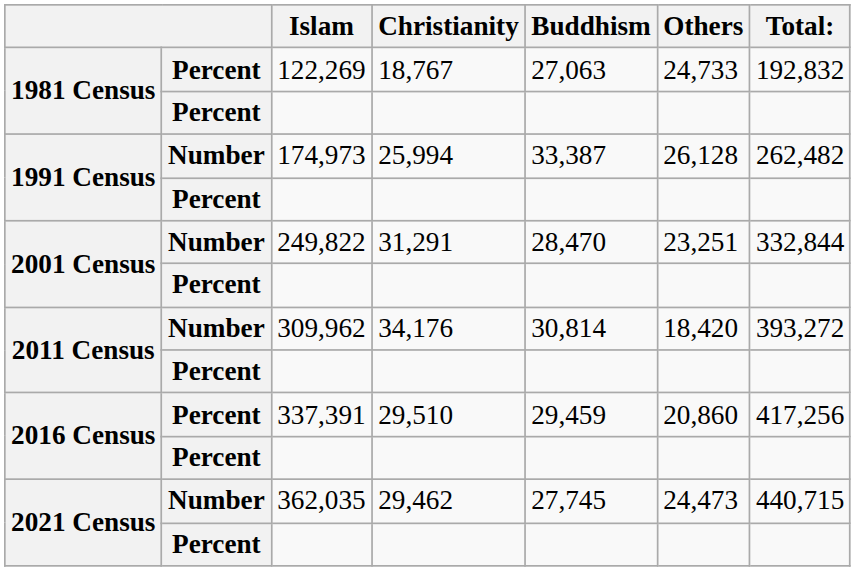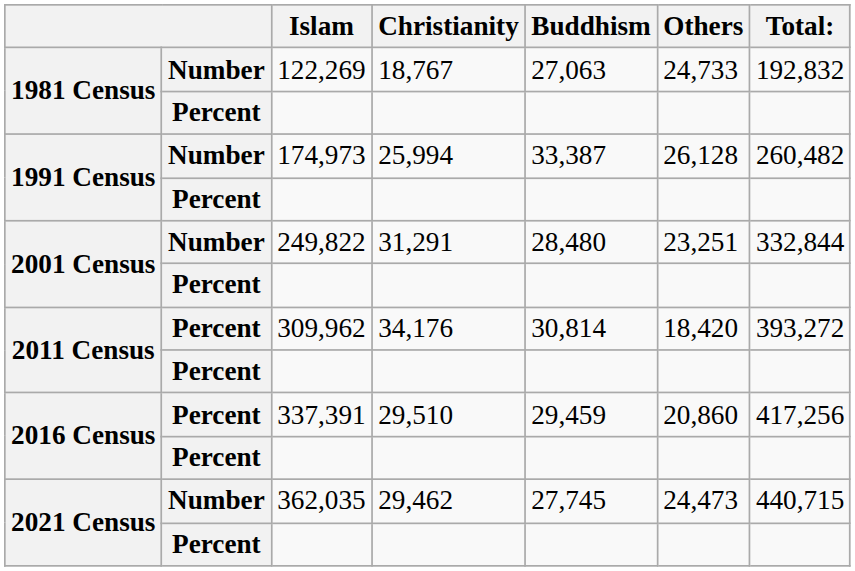(216, 69) Percent -> (216, 69) Number
(800, 155) 262,482 -> (800, 155) 260,482
(569, 241) 28,470 -> (569, 241) 28,480
(216, 328) Number -> (216, 328) Percent
